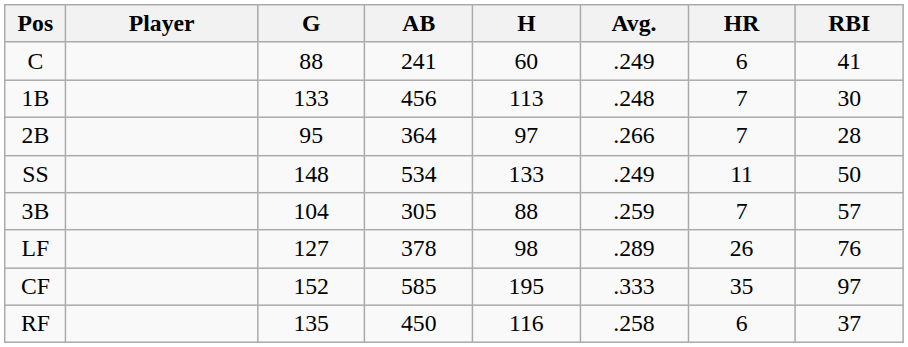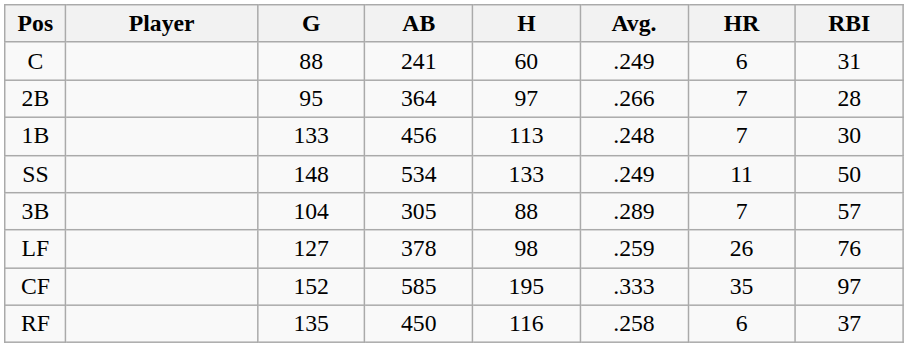(849, 60) 41 -> (849, 60) 31
rows swapped: (35, 98) <-> (35, 135)
(634, 211) .259 -> (634, 211) .289
(634, 248) .289 -> (634, 248) .259
